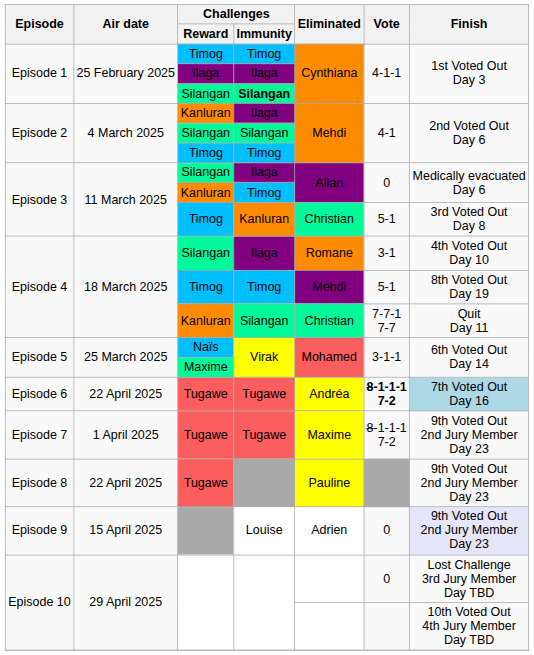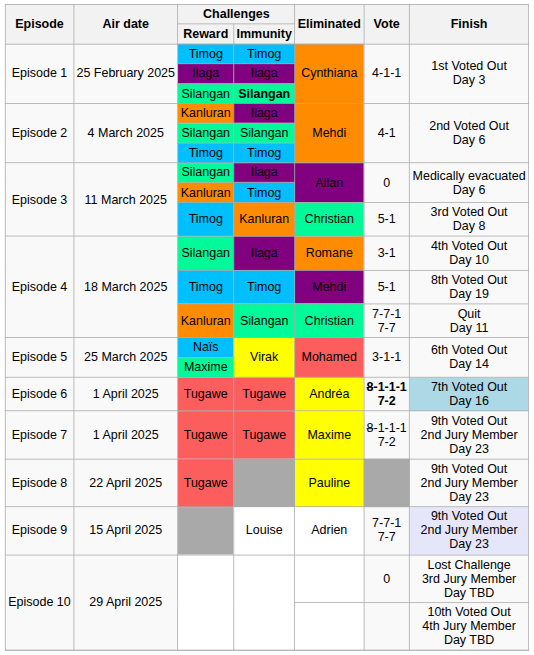(126, 394) 22 April 2025 -> (126, 394) 1 April 2025
(387, 530) 0 -> (387, 530) 7-7-1 7-7
